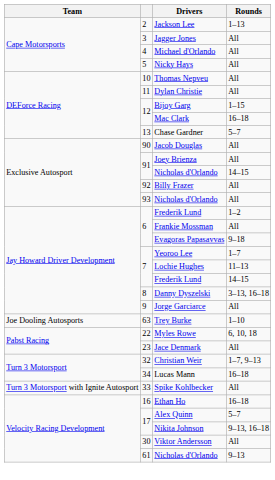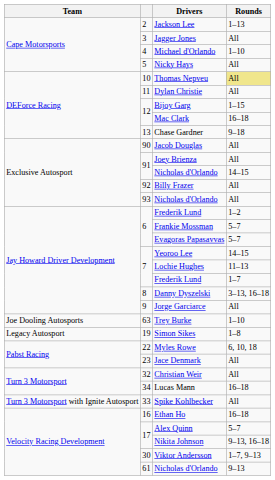(233, 51) All -> (236, 51) 1–10
(233, 78) no background -> (233, 78) khaki background
(234, 131) 5–7 -> (236, 131) 9–18
(233, 226) All -> (234, 226) 5–7
(236, 239) 9–18 -> (234, 239) 5–7
(234, 253) 1–7 -> (238, 253) 14–15
(238, 280) 14–15 -> (234, 280) 1–7
+ row: (146, 333)
(245, 360) 1–7, 9–13 -> (233, 374) All
(233, 441) All -> (245, 455) 1–7, 9–13
